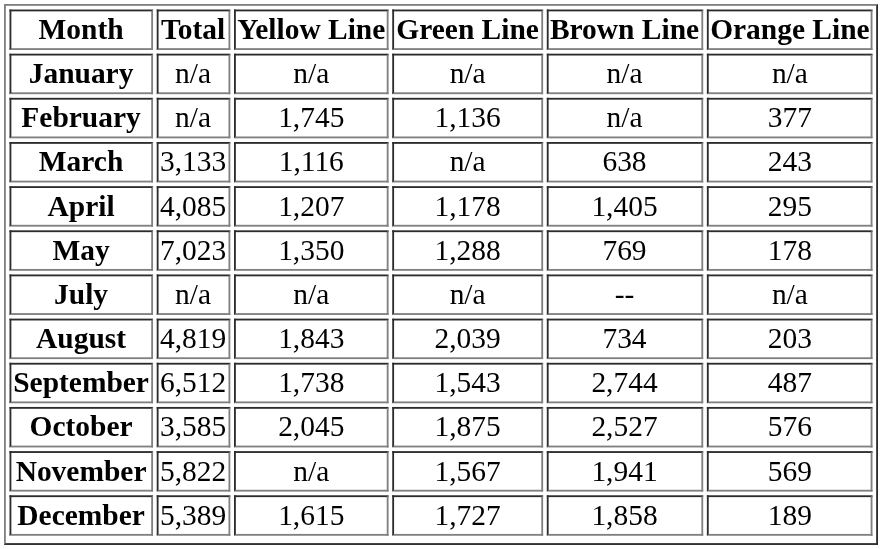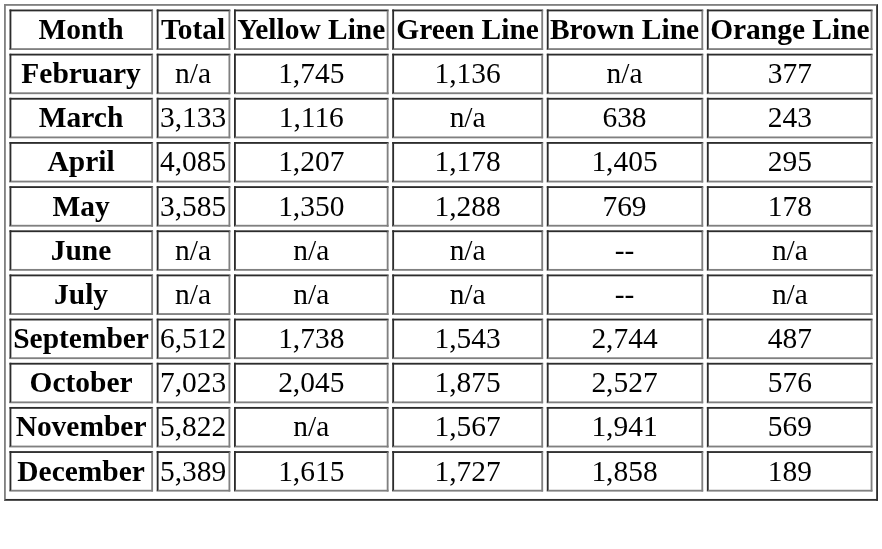- row: (81, 73)
(193, 250) 7,023 -> (193, 205) 3,585
+ row: (81, 250)
- row: (81, 338)
(193, 426) 3,585 -> (193, 382) 7,023
